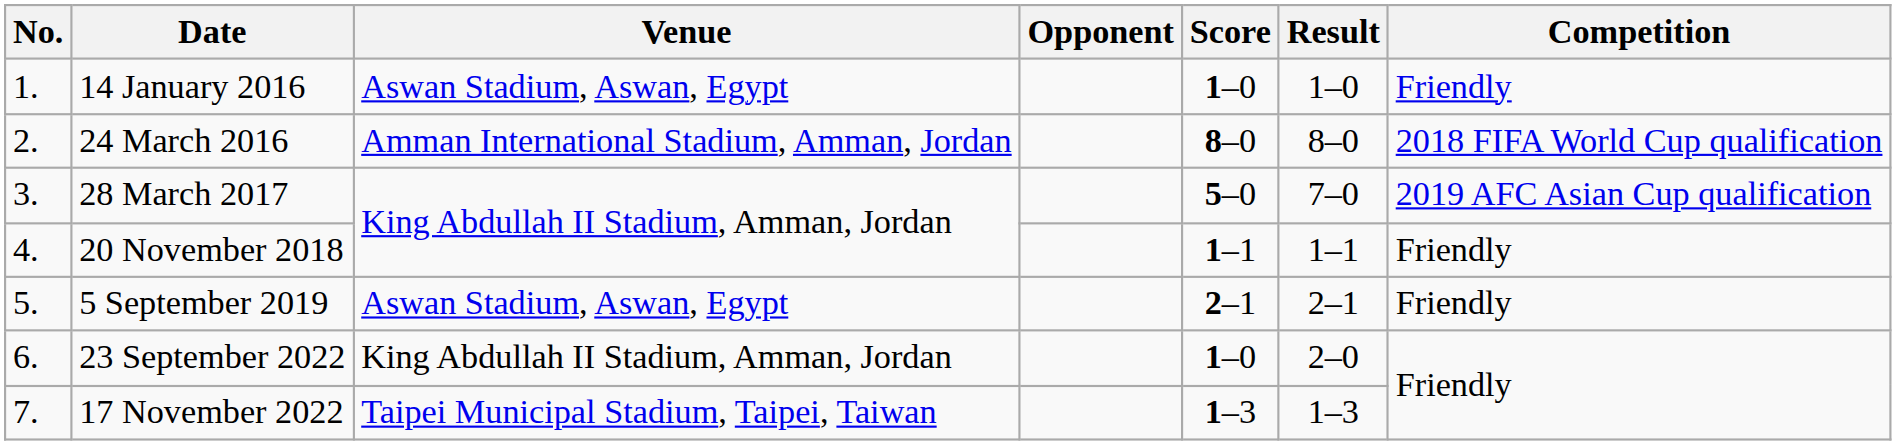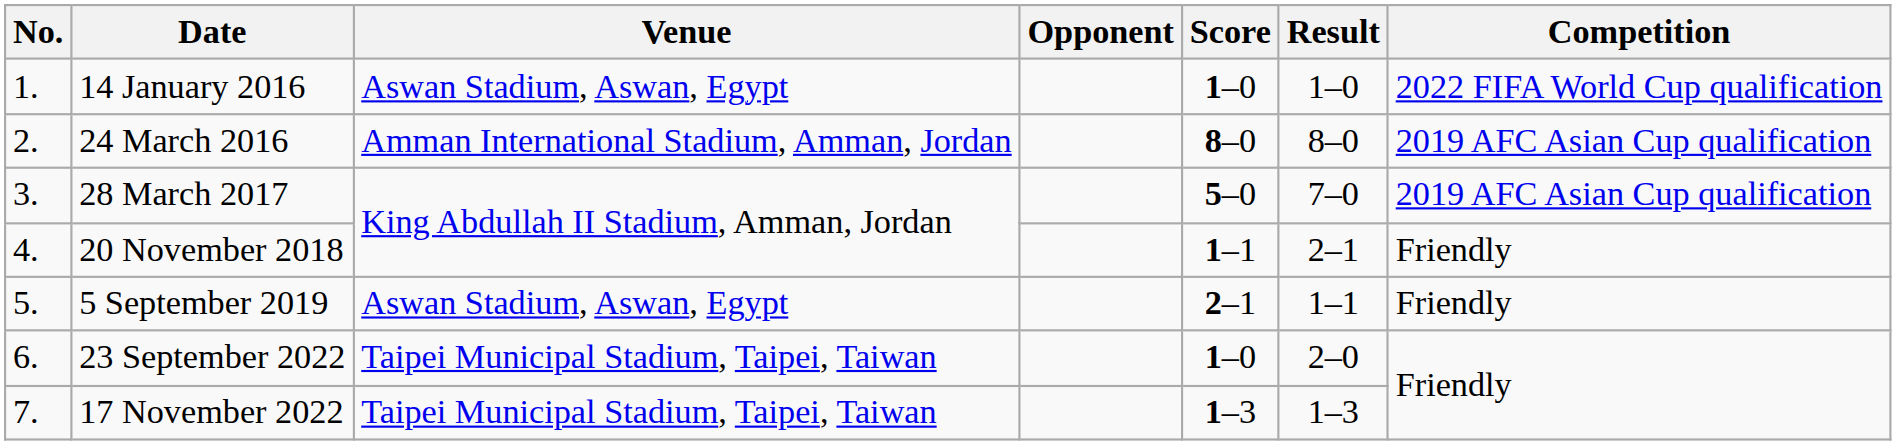(1454, 85) Friendly -> (1639, 85) 2022 FIFA World Cup qualification
(1639, 140) 2018 FIFA World Cup qualification -> (1633, 140) 2019 AFC Asian Cup qualification
(1333, 248) 1–1 -> (1333, 248) 2–1
(1333, 303) 2–1 -> (1333, 303) 1–1
(657, 357) King Abdullah II Stadium, Amman, Jordan -> (649, 357) Taipei Municipal Stadium, Taipei, Taiwan
